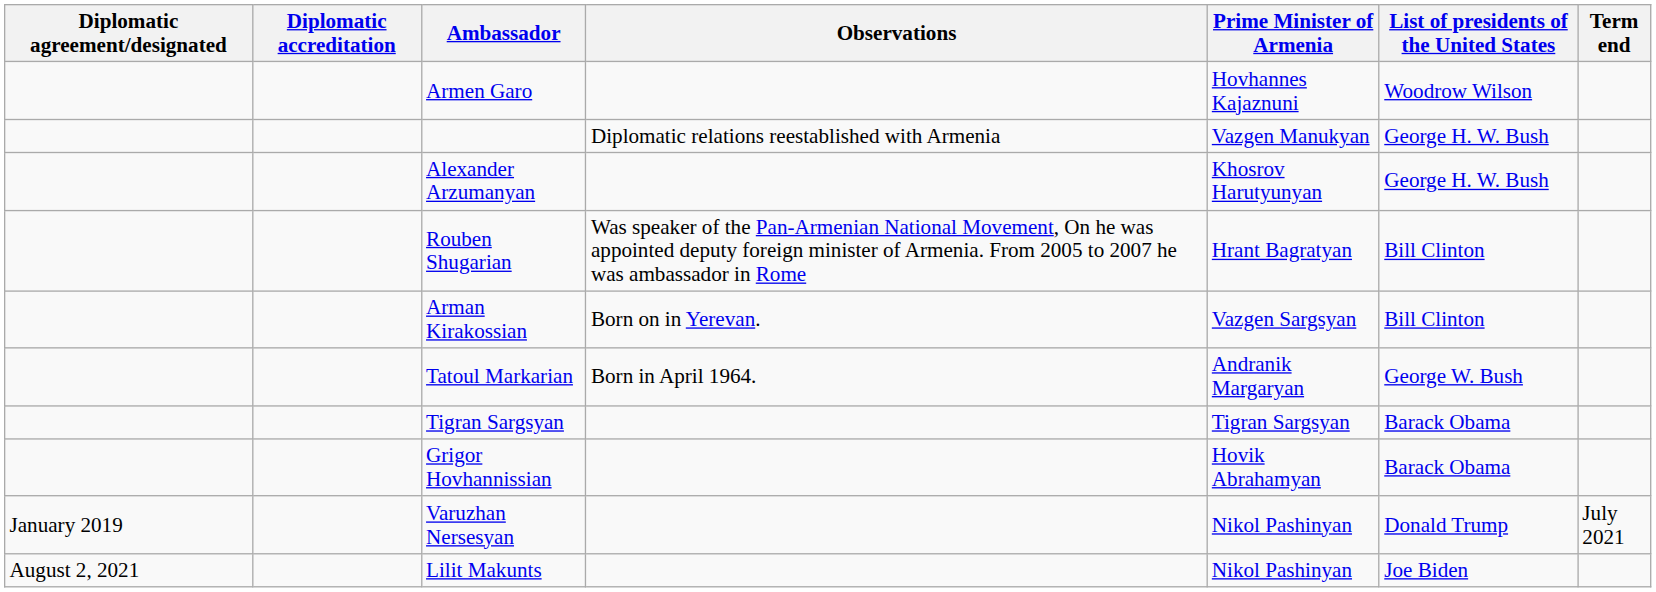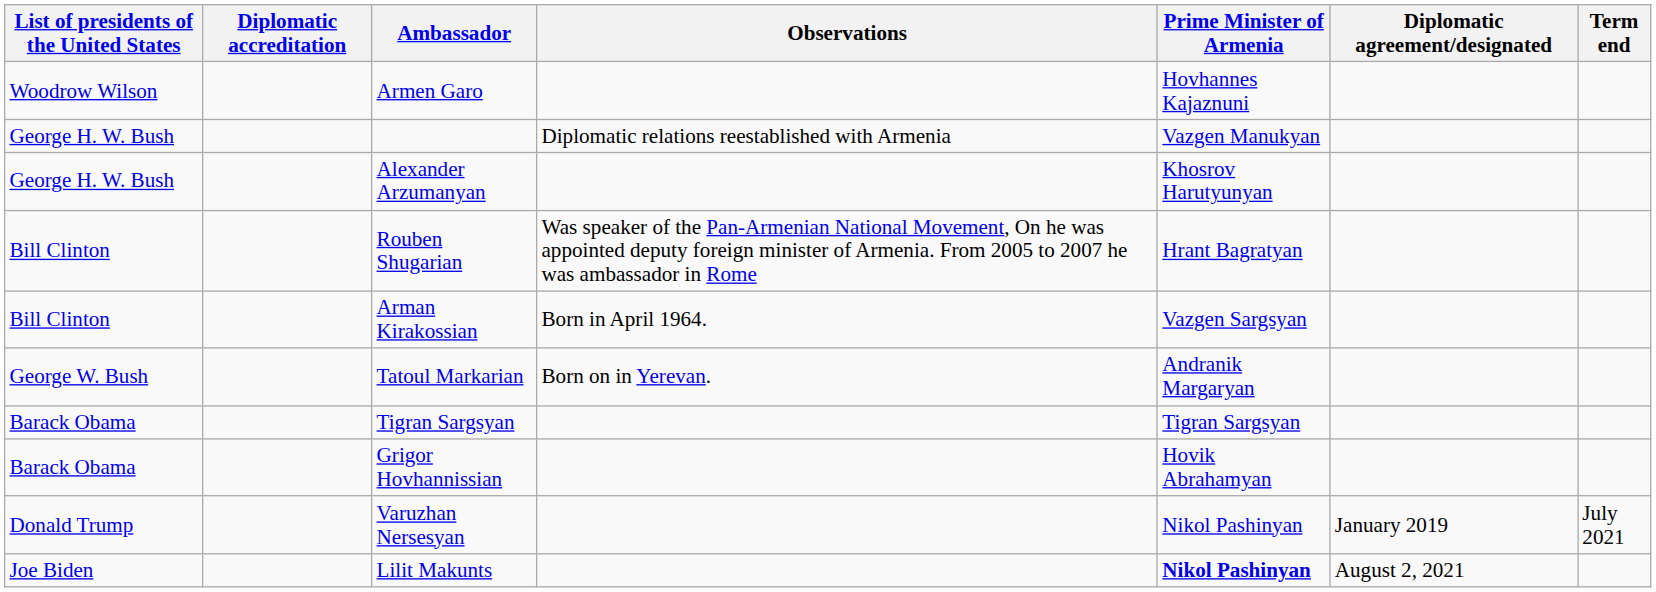columns swapped: (128, 33) <-> (1478, 33)
(676, 319) Born on in Yerevan. -> (624, 319) Born in April 1964.
(674, 376) Born in April 1964. -> (626, 376) Born on in Yerevan.
(1282, 570) normal -> (1237, 570) bold
